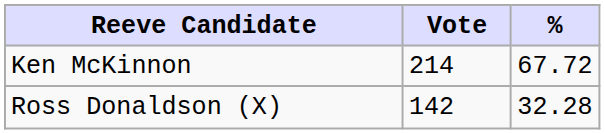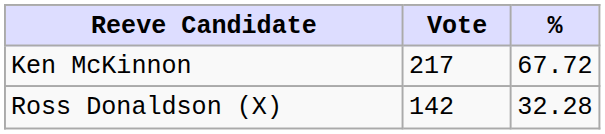(431, 66) 214 -> (431, 66) 217
